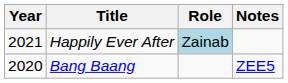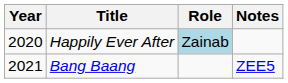(25, 41) 2021 -> (25, 41) 2020
(25, 66) 2020 -> (25, 66) 2021
